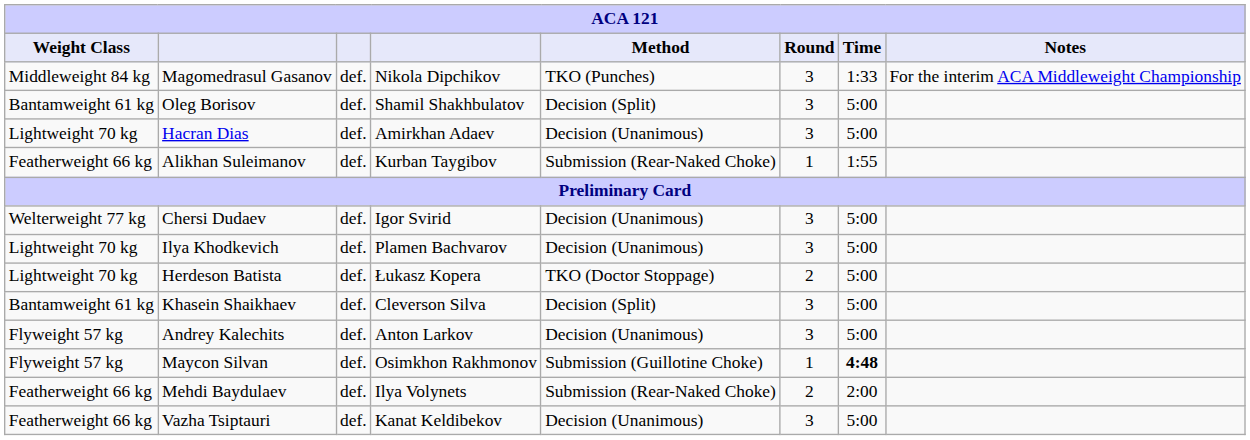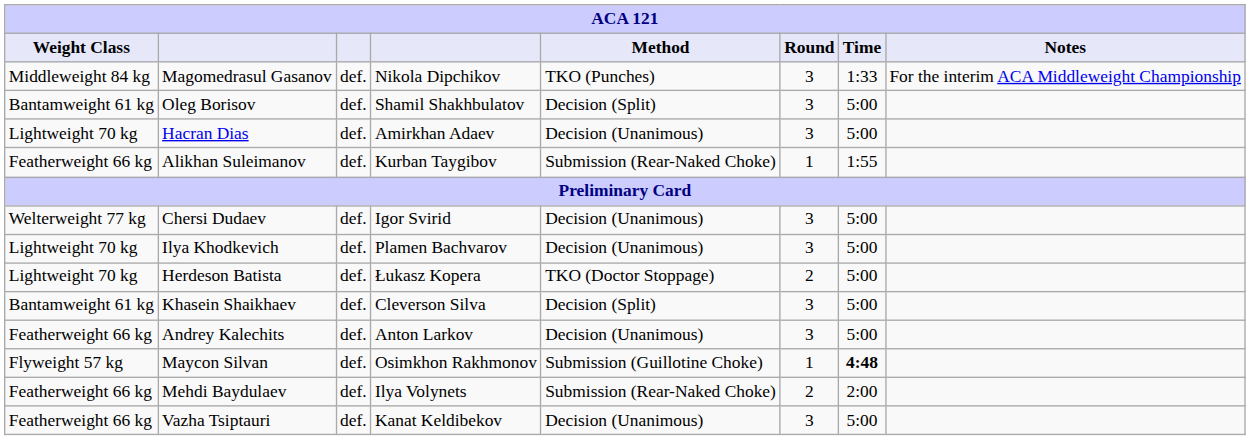(66, 334) Flyweight 57 kg -> (80, 334) Featherweight 66 kg
